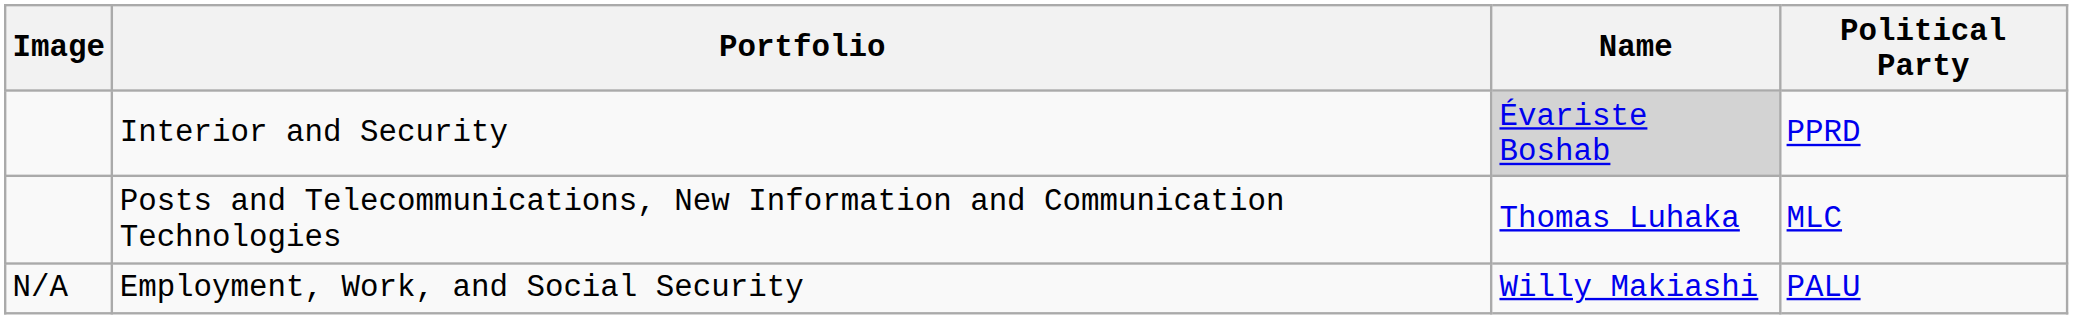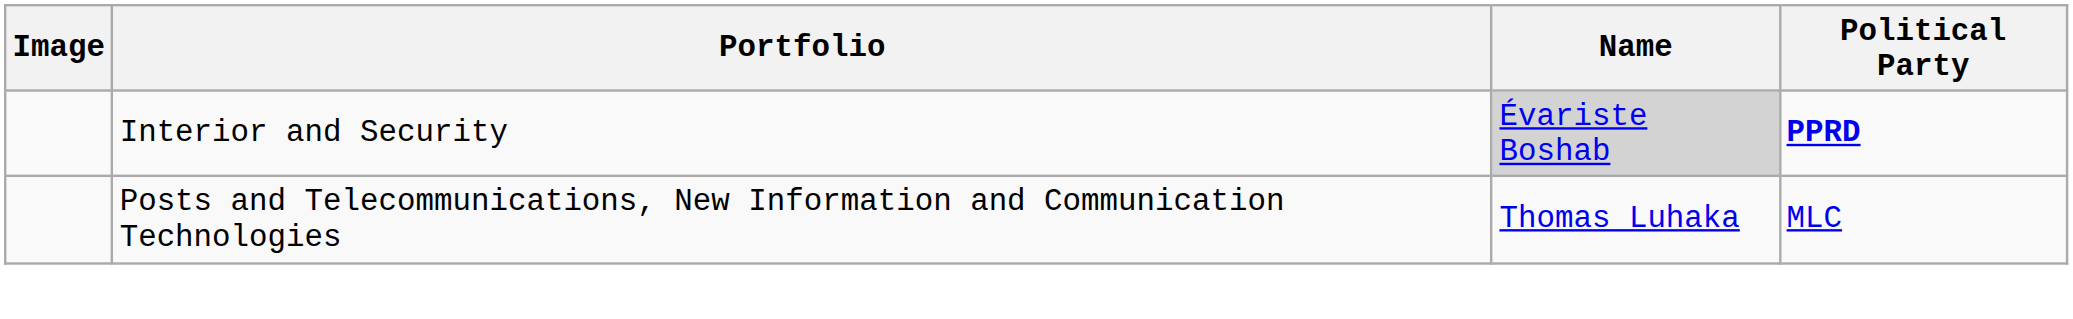(1824, 134) normal -> (1824, 134) bold
- row: (462, 288)
